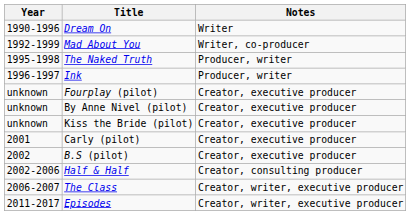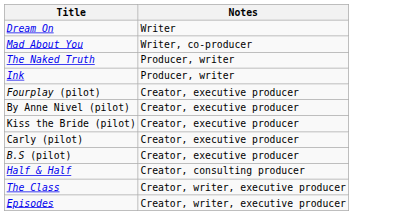- column: (33, 12)
